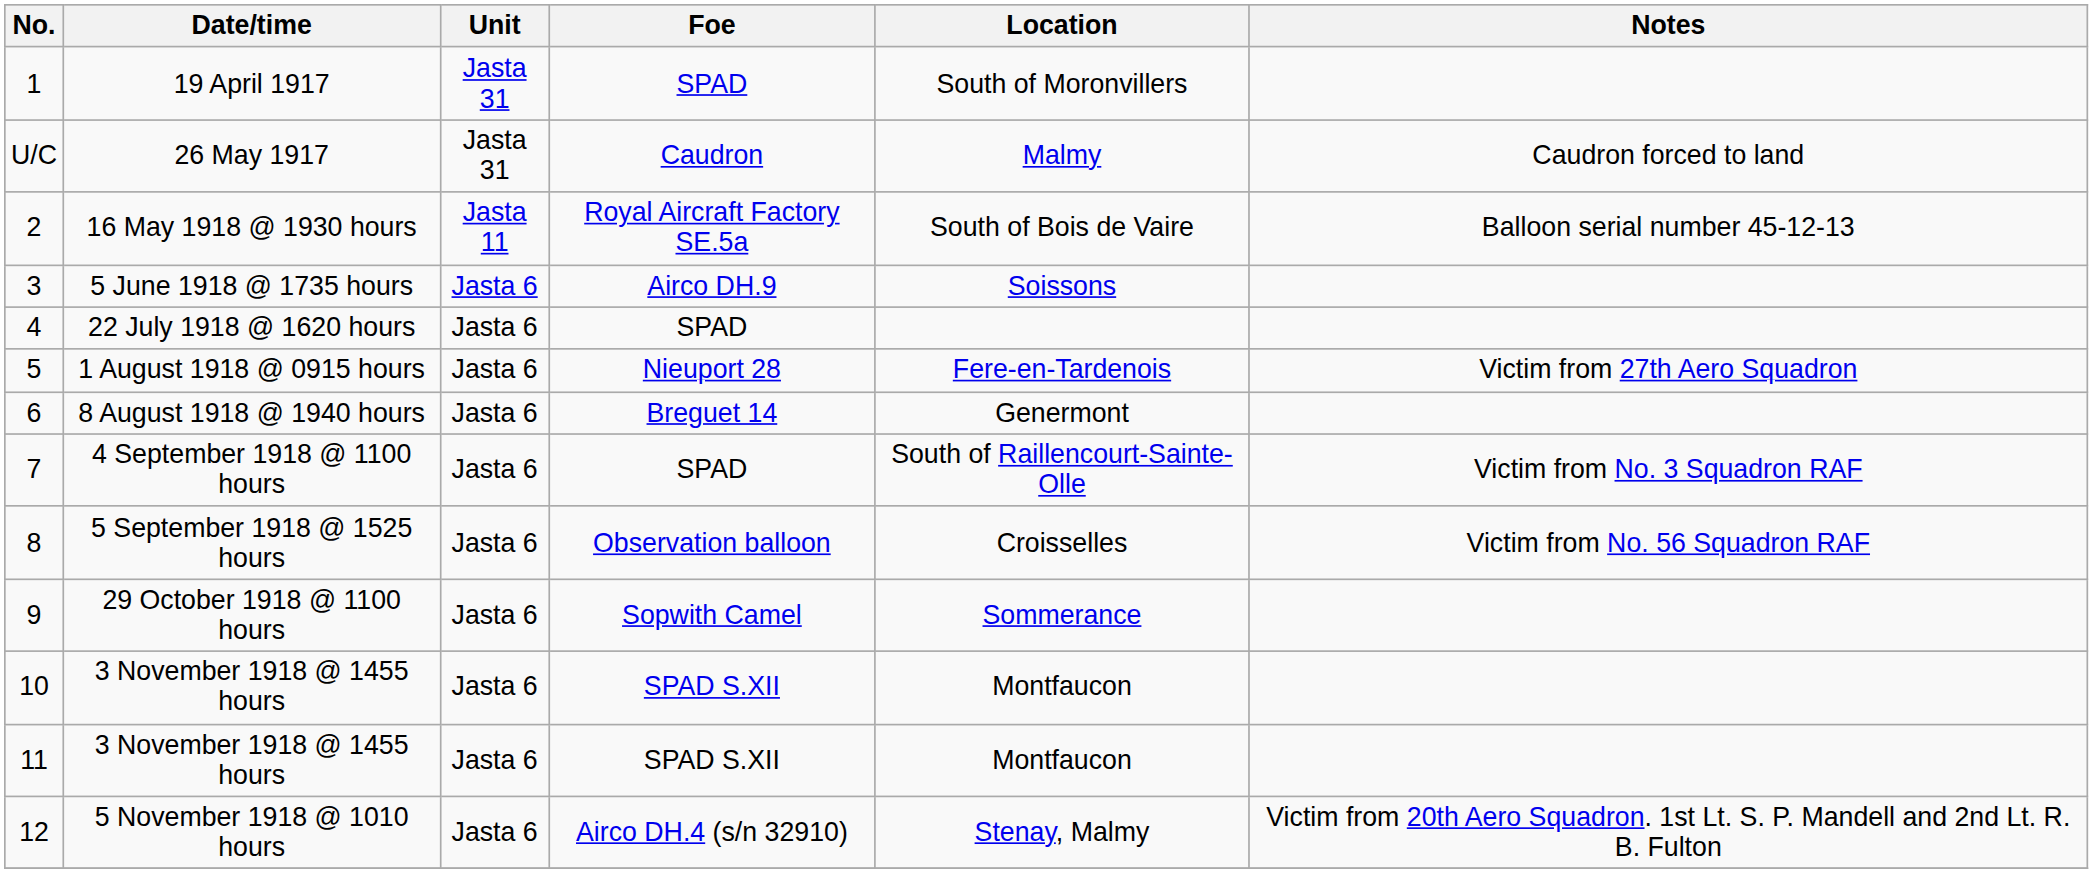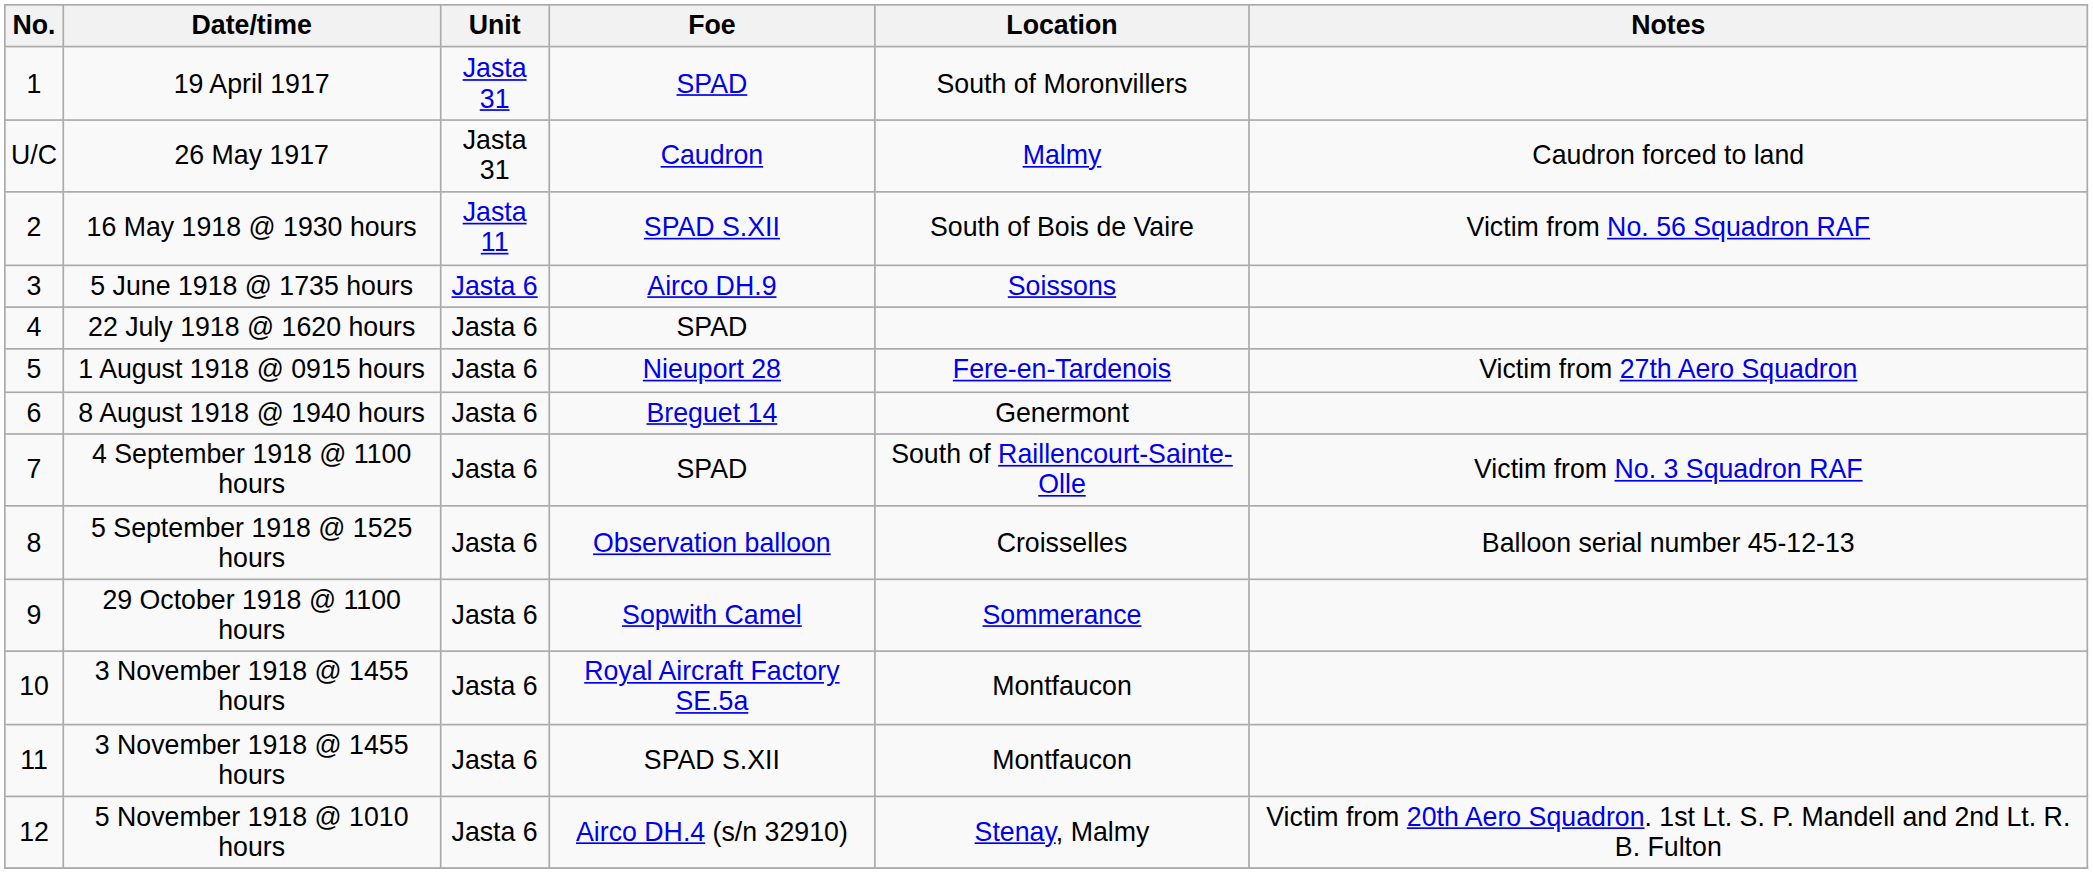(712, 227) Royal Aircraft Factory SE.5a -> (712, 227) SPAD S.XII
(1668, 227) Balloon serial number 45-12-13 -> (1668, 227) Victim from No. 56 Squadron RAF
(1668, 542) Victim from No. 56 Squadron RAF -> (1668, 542) Balloon serial number 45-12-13
(712, 687) SPAD S.XII -> (712, 687) Royal Aircraft Factory SE.5a
